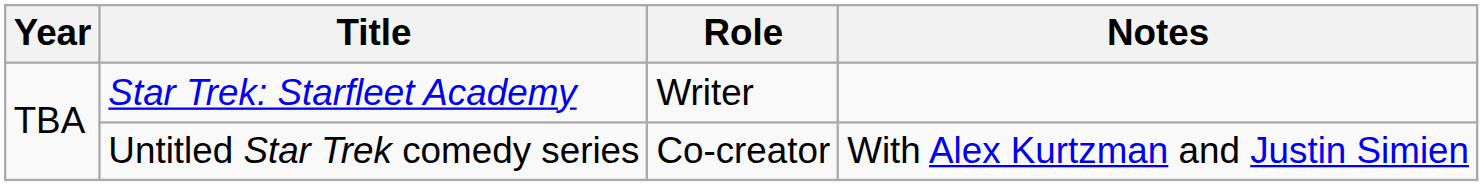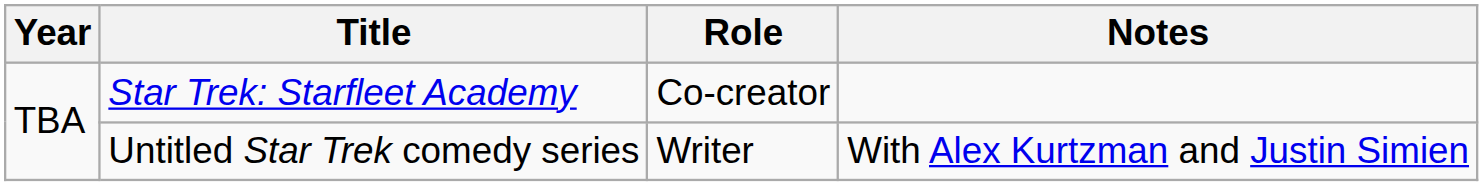(705, 92) Writer -> (743, 92) Co-creator
(743, 150) Co-creator -> (705, 150) Writer
